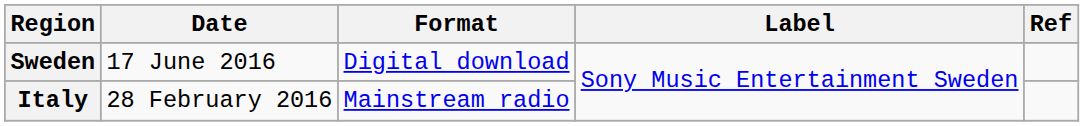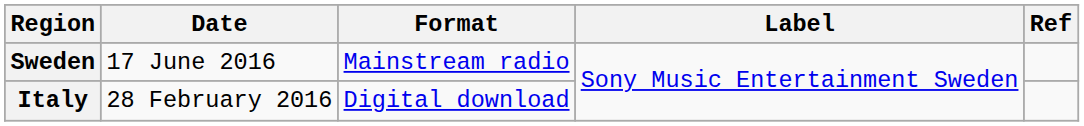(457, 62) Digital download -> (457, 62) Mainstream radio
(457, 101) Mainstream radio -> (457, 101) Digital download
